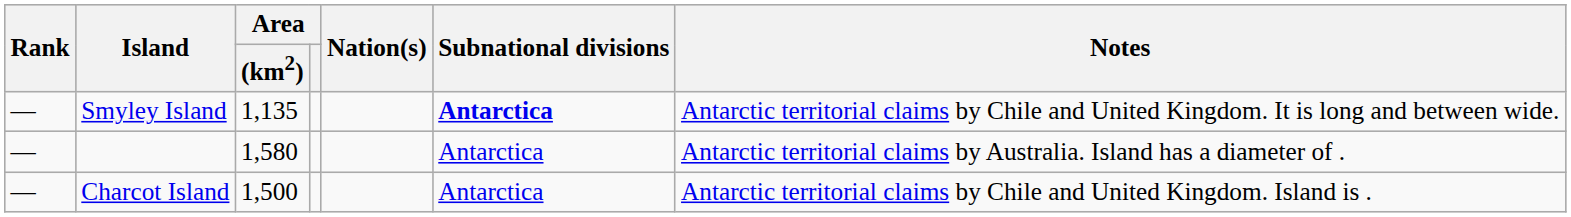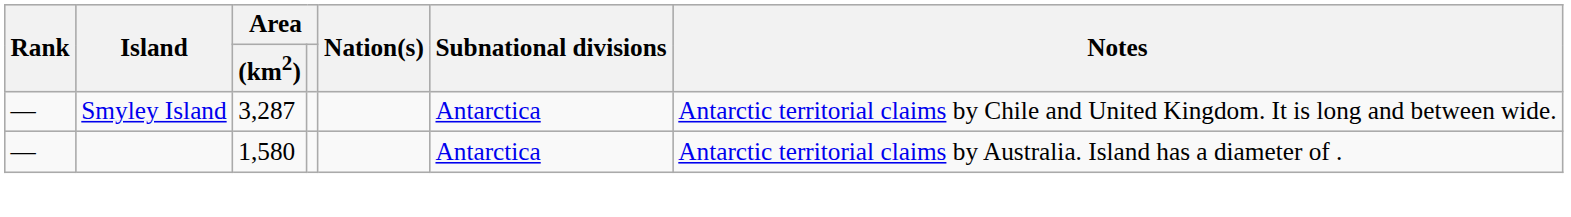(270, 111) 1,135 -> (267, 111) 3,287
(496, 111) bold -> (488, 111) normal
- row: (155, 191)
